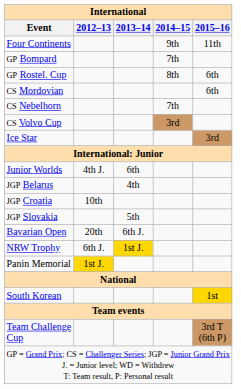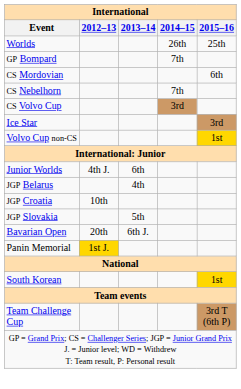+ row: (21, 43)
- row: (39, 43)
- row: (37, 75)
+ row: (42, 138)
- row: (33, 248)
